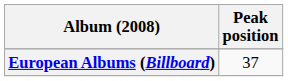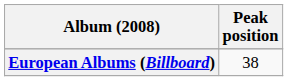(251, 62) 37 -> (251, 62) 38
